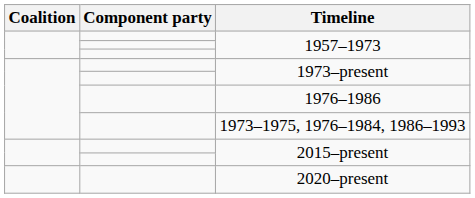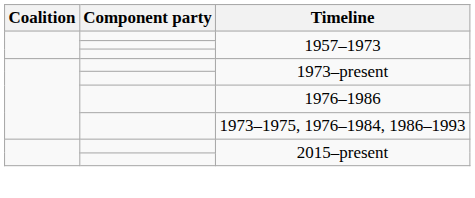- row: (42, 179)
